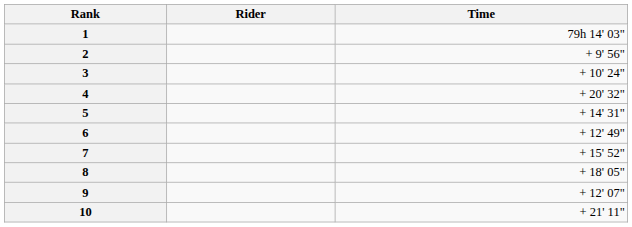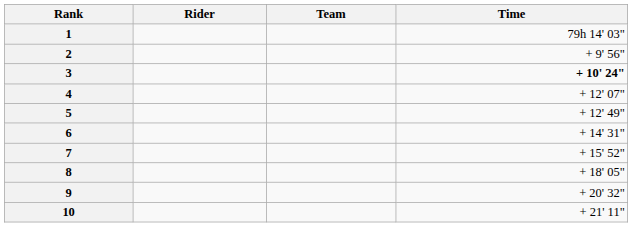+ column: (331, 14)
(602, 73) normal -> (600, 73) bold
(602, 93) + 20' 32" -> (602, 93) + 12' 07"
(602, 113) + 14' 31" -> (602, 113) + 12' 49"
(602, 133) + 12' 49" -> (602, 133) + 14' 31"
(602, 192) + 12' 07" -> (602, 192) + 20' 32"
